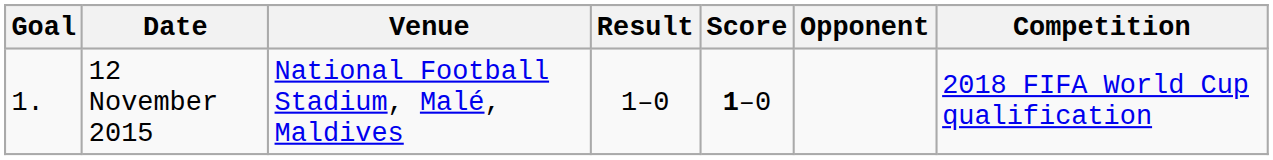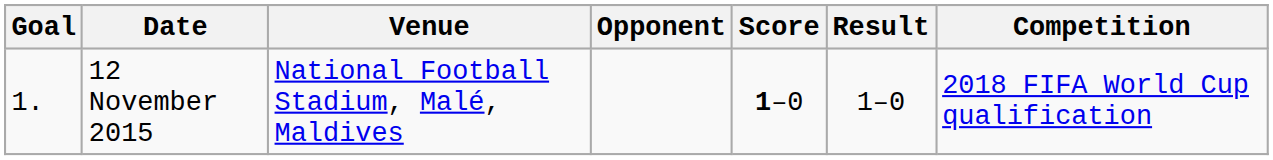columns swapped: (865, 27) <-> (645, 27)
